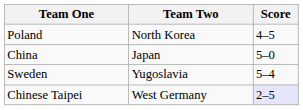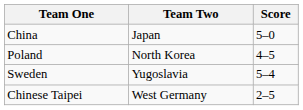rows swapped: (25, 34) <-> (22, 54)
(265, 94) lavender background -> (265, 94) no background
